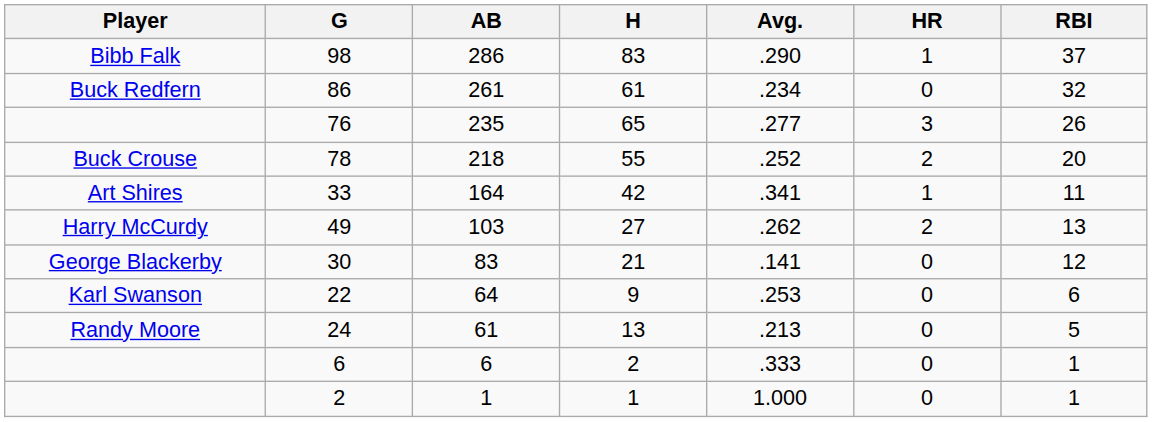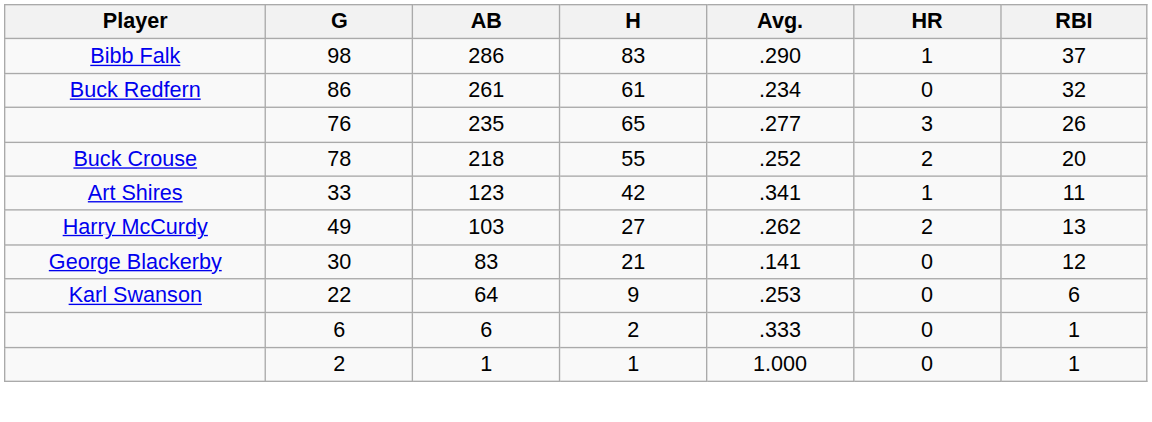(486, 192) 164 -> (486, 192) 123
- row: (339, 329)
